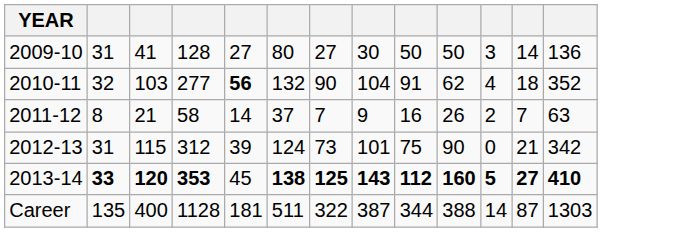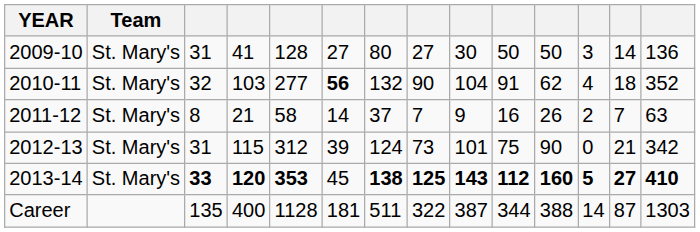+ column: (136, 20)
